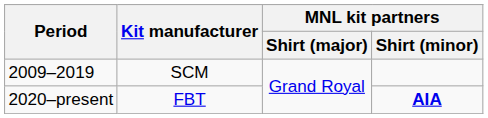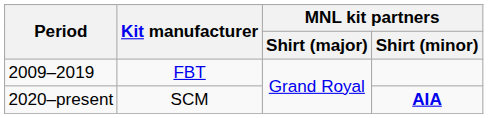(190, 72) SCM -> (190, 72) FBT
(190, 99) FBT -> (190, 99) SCM
